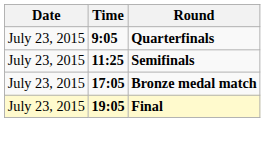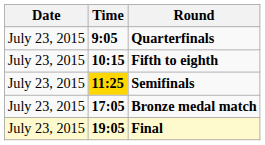+ row: (175, 60)
(108, 60) no background -> (108, 83) gold background
